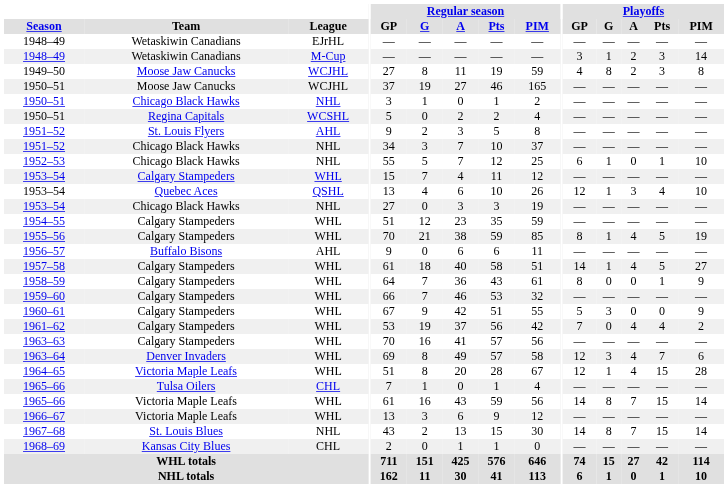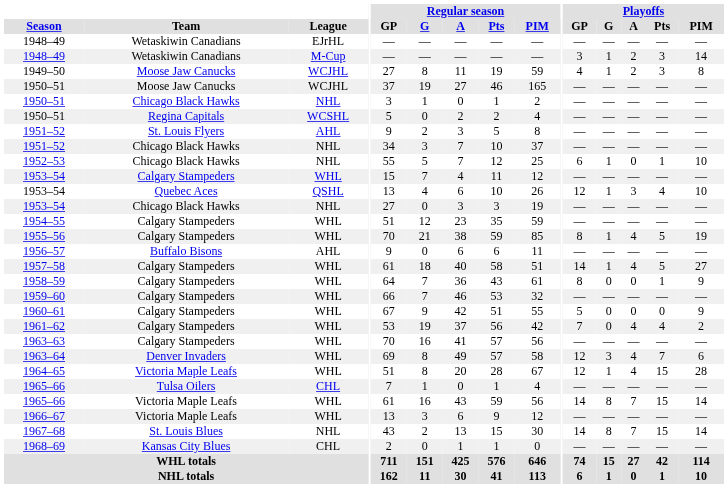(609, 71) 8 -> (609, 71) 1
(609, 311) 3 -> (609, 311) 0
